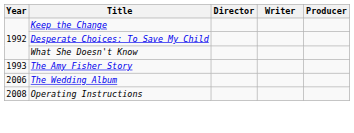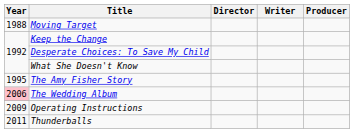+ row: (64, 25)
(17, 66) 1993 -> (17, 80) 1995
(17, 80) no background -> (17, 94) pink background
(17, 94) 2008 -> (17, 108) 2009
+ row: (61, 121)
